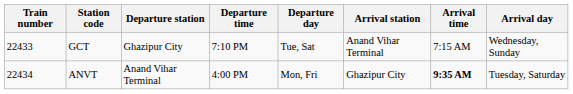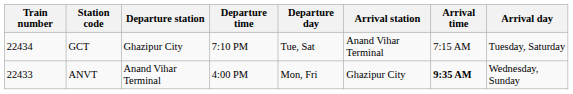(20, 46) 22433 -> (20, 46) 22434
(514, 46) Wednesday, Sunday -> (527, 46) Tuesday, Saturday
(20, 74) 22434 -> (20, 74) 22433
(527, 74) Tuesday, Saturday -> (514, 74) Wednesday, Sunday
